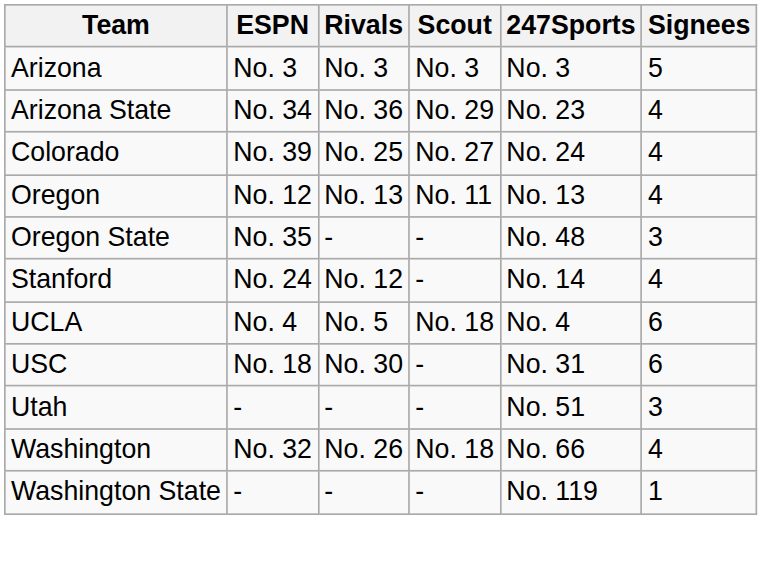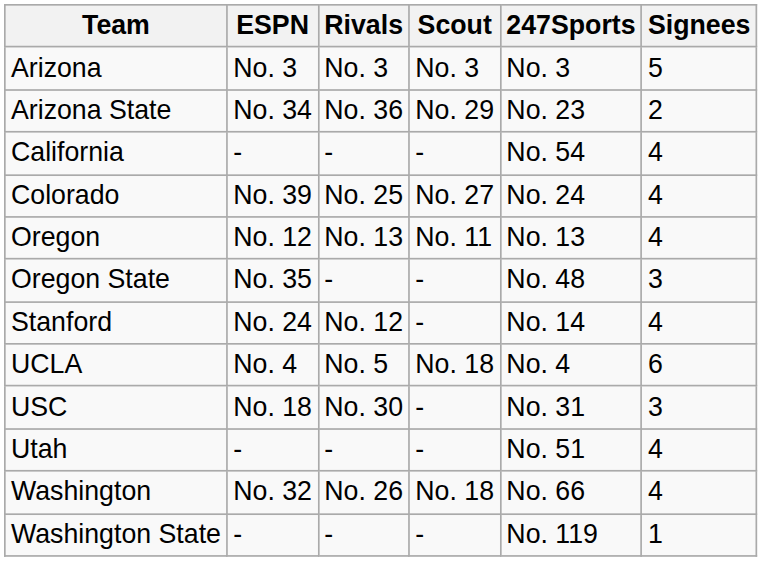(655, 110) 4 -> (655, 110) 2
+ row: (67, 152)
(655, 364) 6 -> (655, 407) 3
(655, 407) 3 -> (655, 449) 4
